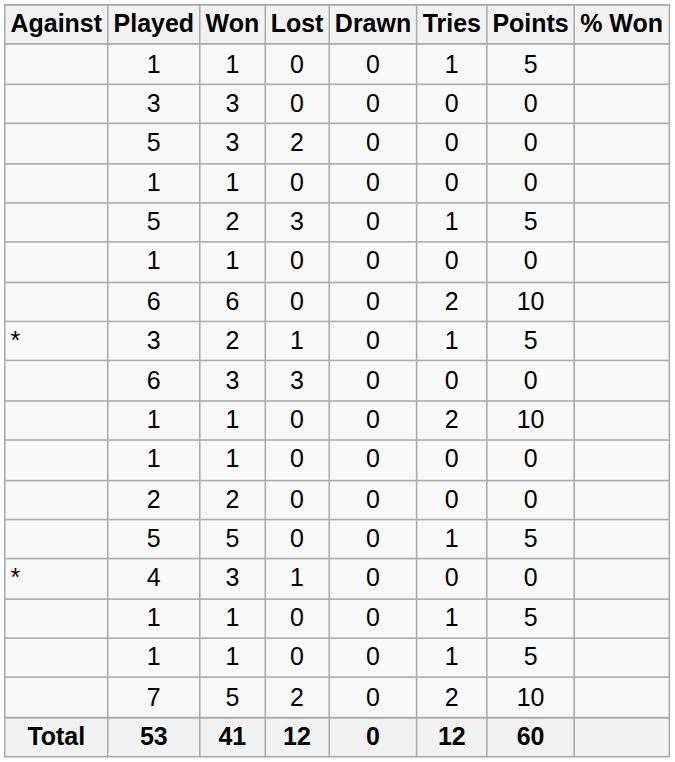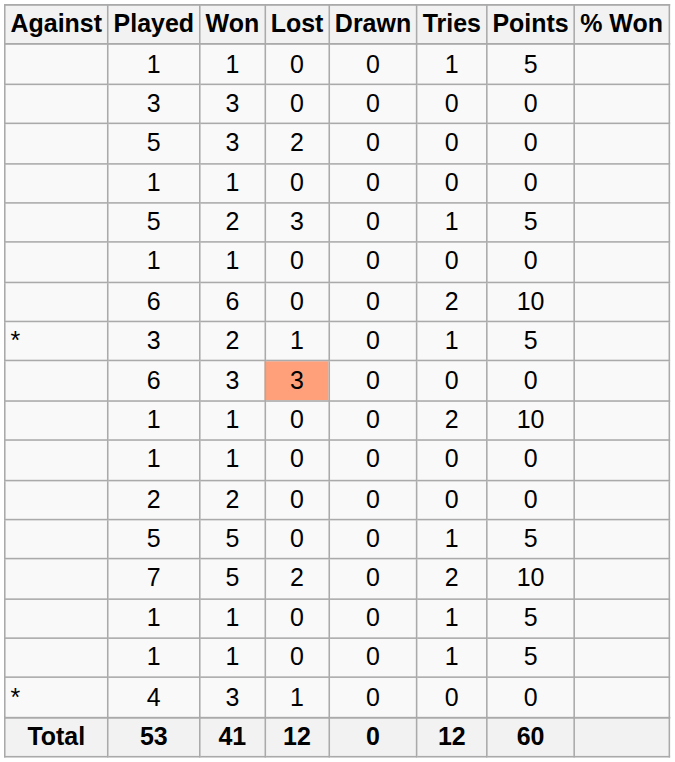(297, 380) no background -> (297, 380) lightsalmon background
rows swapped: (154, 578) <-> (154, 697)
